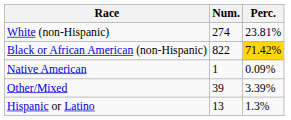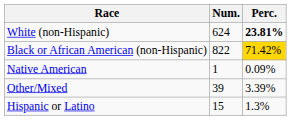(221, 32) 274 -> (221, 32) 624
(263, 32) normal -> (264, 32) bold
(218, 106) 13 -> (218, 106) 15
